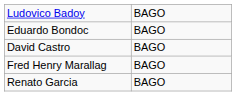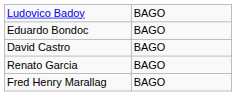rows swapped: (42, 83) <-> (57, 65)
